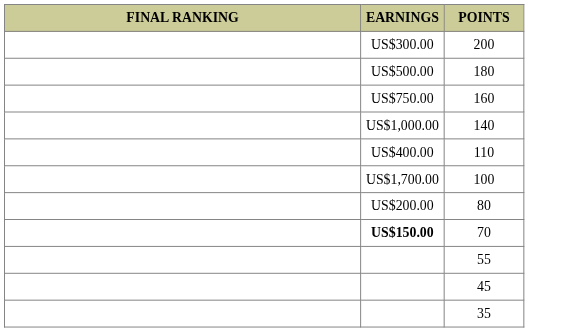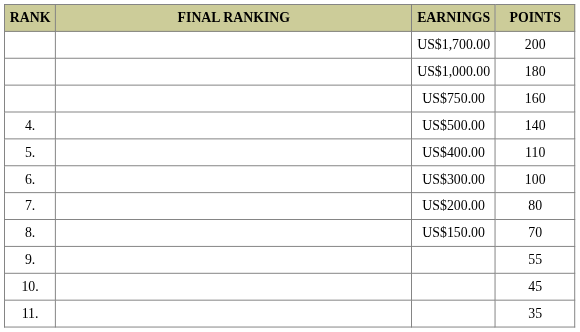+ column: (30, 17)
(402, 44) US$300.00 -> (454, 44) US$1,700.00
(402, 71) US$500.00 -> (454, 71) US$1,000.00
(402, 125) US$1,000.00 -> (454, 125) US$500.00
(402, 179) US$1,700.00 -> (454, 179) US$300.00
(402, 232) bold -> (454, 232) normal
